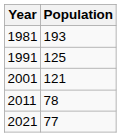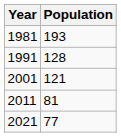(55, 57) 125 -> (55, 57) 128
(51, 100) 78 -> (51, 100) 81
